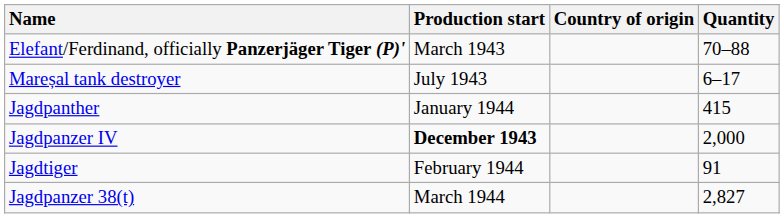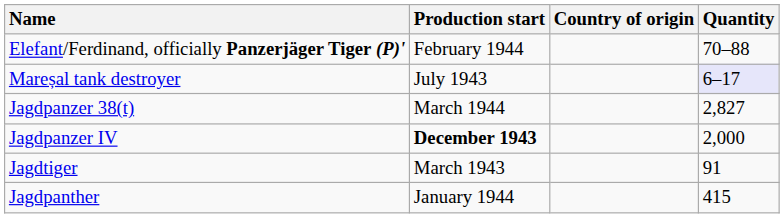(459, 49) March 1943 -> (469, 49) February 1944
(721, 78) no background -> (721, 78) lavender background
rows swapped: (54, 108) <-> (72, 197)
(469, 167) February 1944 -> (459, 167) March 1943
